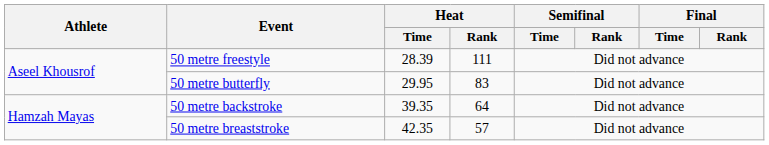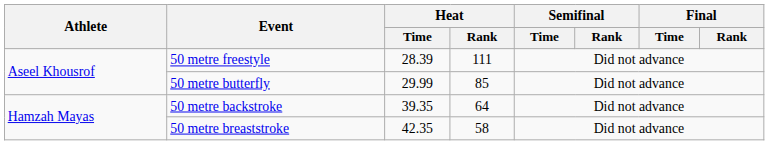(417, 83) 29.95 -> (417, 83) 29.99
(482, 83) 83 -> (482, 83) 85
(482, 129) 57 -> (482, 129) 58
